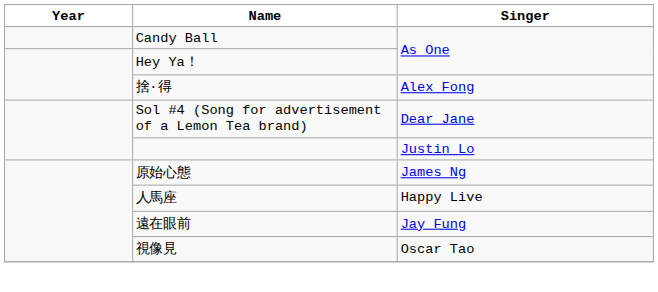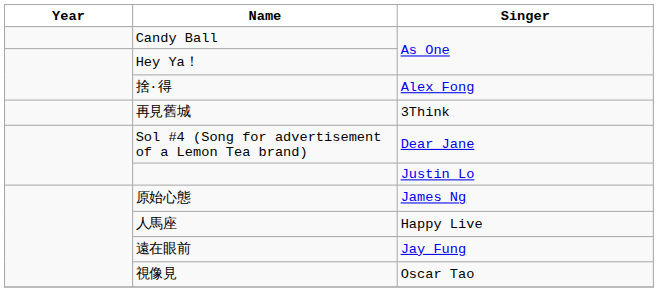+ row: (163, 113)
